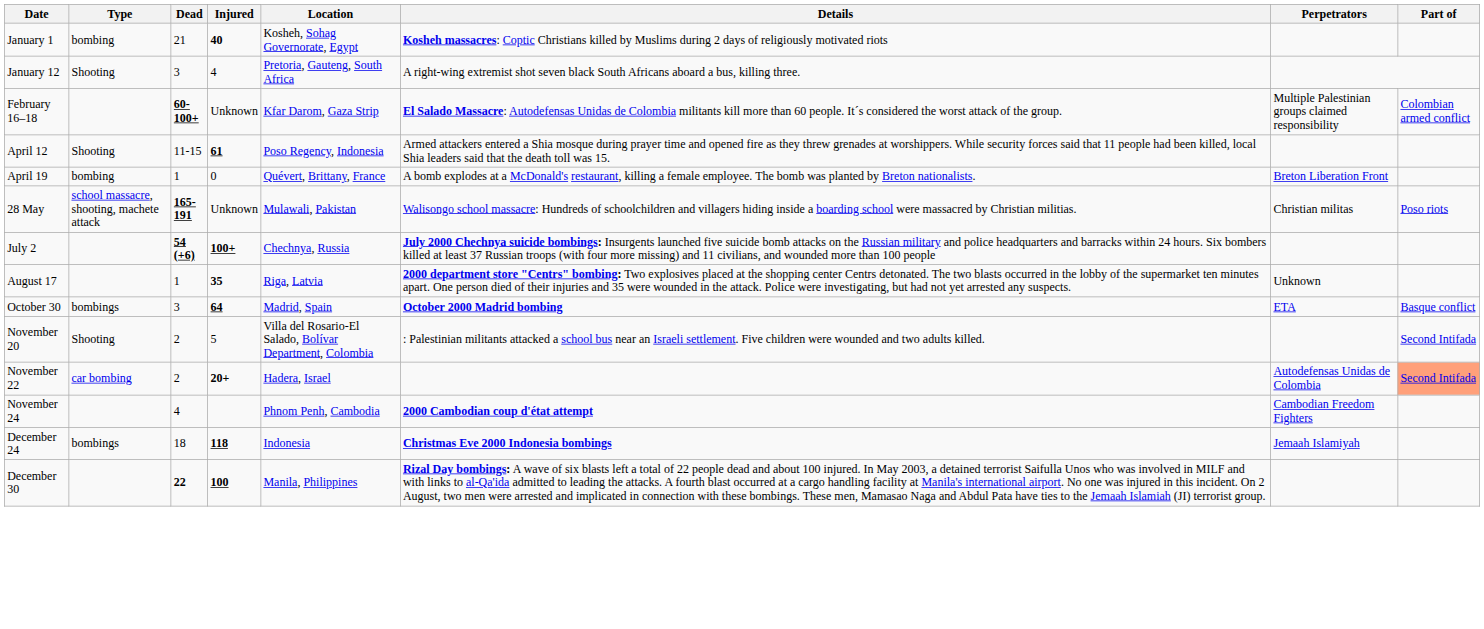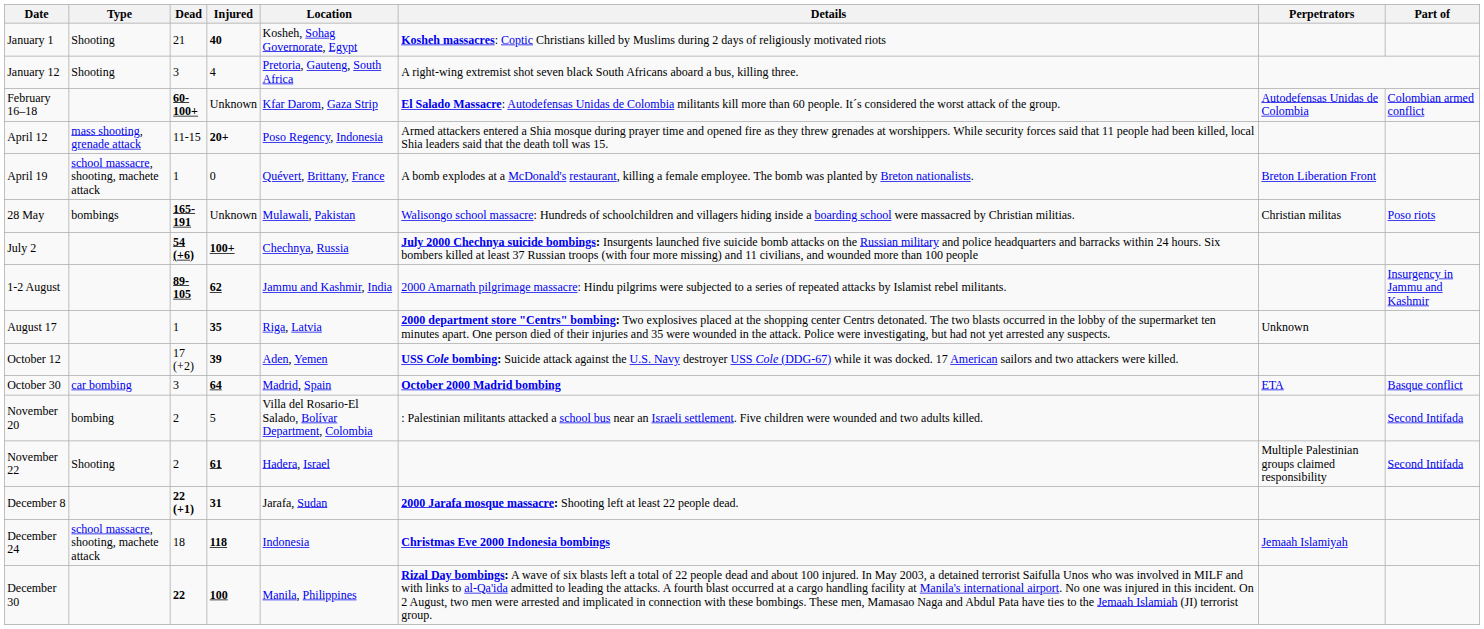(93, 39) bombing -> (93, 39) Shooting
(1322, 111) Multiple Palestinian groups claimed responsibility -> (1320, 104) Autodefensas Unidas de Colombia
(93, 150) Shooting -> (107, 137) mass shooting, grenade attack
(217, 150) 61 -> (219, 137) 20+
(93, 176) bombing -> (115, 176) school massacre, shooting, machete attack
(115, 209) school massacre, shooting, machete attack -> (95, 215) bombings
+ row: (34, 287)
+ row: (34, 359)
(95, 306) bombings -> (102, 385) car bombing
(93, 339) Shooting -> (93, 417) bombing
(102, 378) car bombing -> (93, 463) Shooting
(220, 378) 20+ -> (216, 463) 61
(1332, 378) Autodefensas Unidas de Colombia -> (1310, 463) Multiple Palestinian groups claimed responsibility
(1438, 378) lightsalmon background -> (1425, 463) no background
- row: (32, 411)
+ row: (36, 503)
(95, 443) bombings -> (115, 542) school massacre, shooting, machete attack
